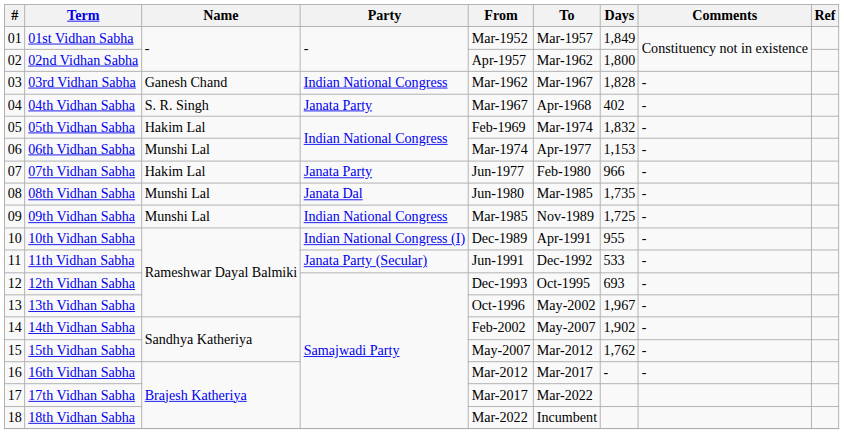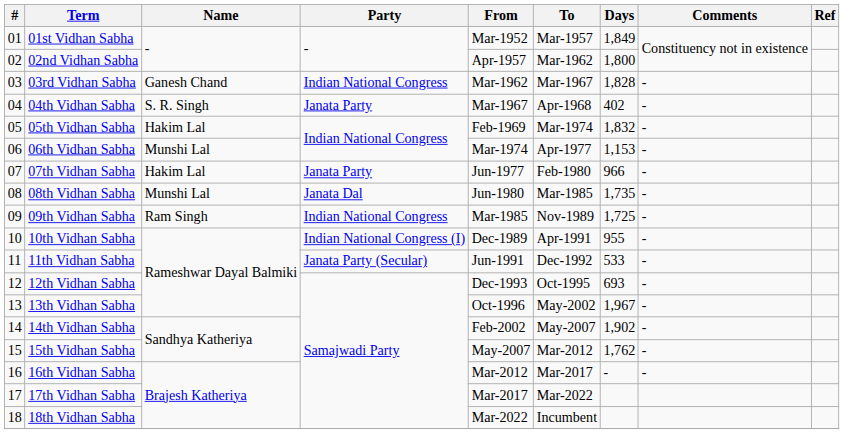(177, 216) Munshi Lal -> (176, 216) Ram Singh
